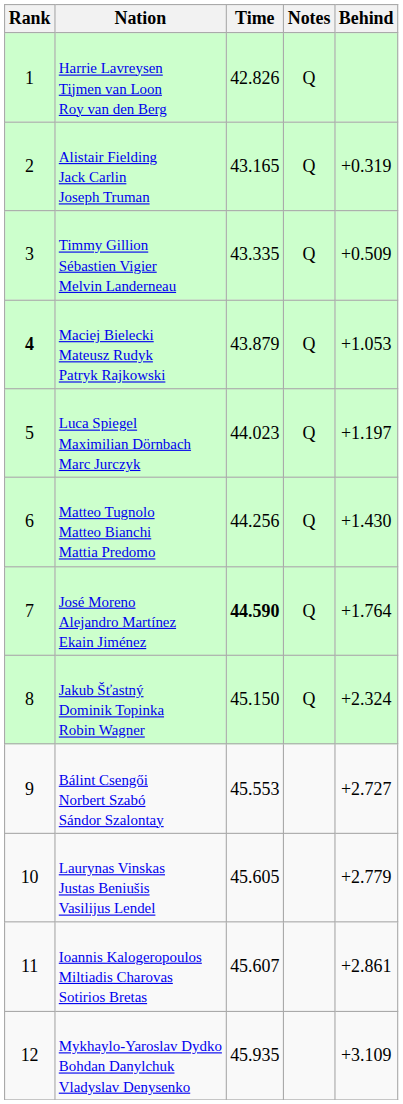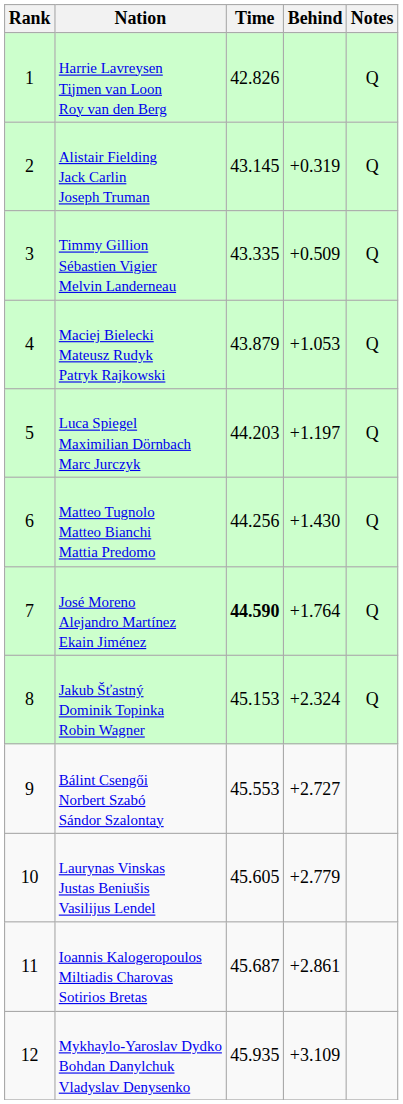columns swapped: (366, 18) <-> (309, 18)
(255, 166) 43.165 -> (255, 166) 43.145
(30, 344) bold -> (30, 344) normal
(255, 432) 44.023 -> (255, 432) 44.203
(255, 699) 45.150 -> (255, 699) 45.153
(255, 966) 45.607 -> (255, 966) 45.687
